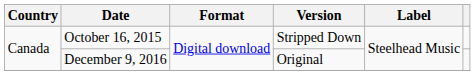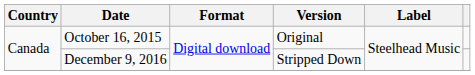(319, 37) Stripped Down -> (300, 37) Original
(300, 59) Original -> (319, 59) Stripped Down
